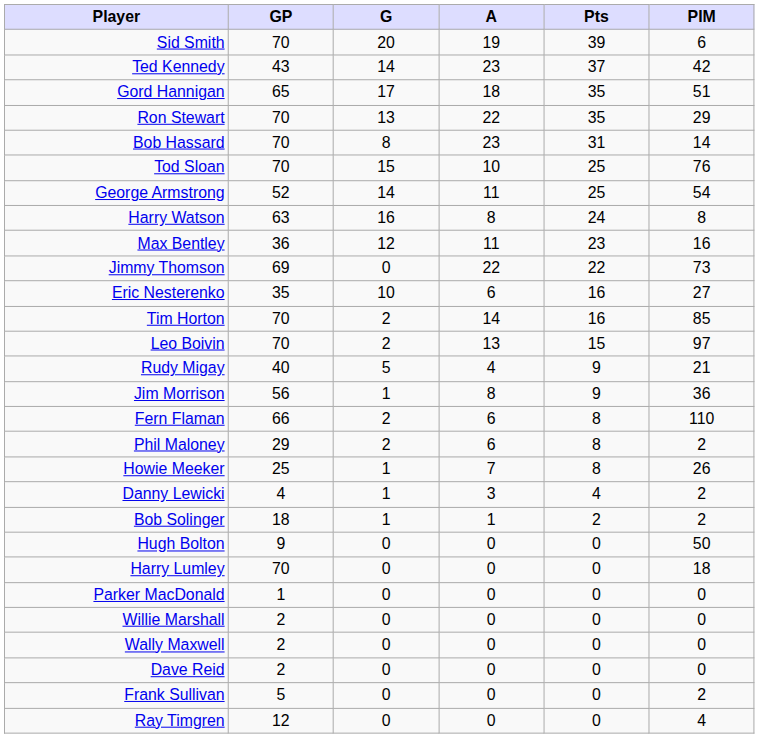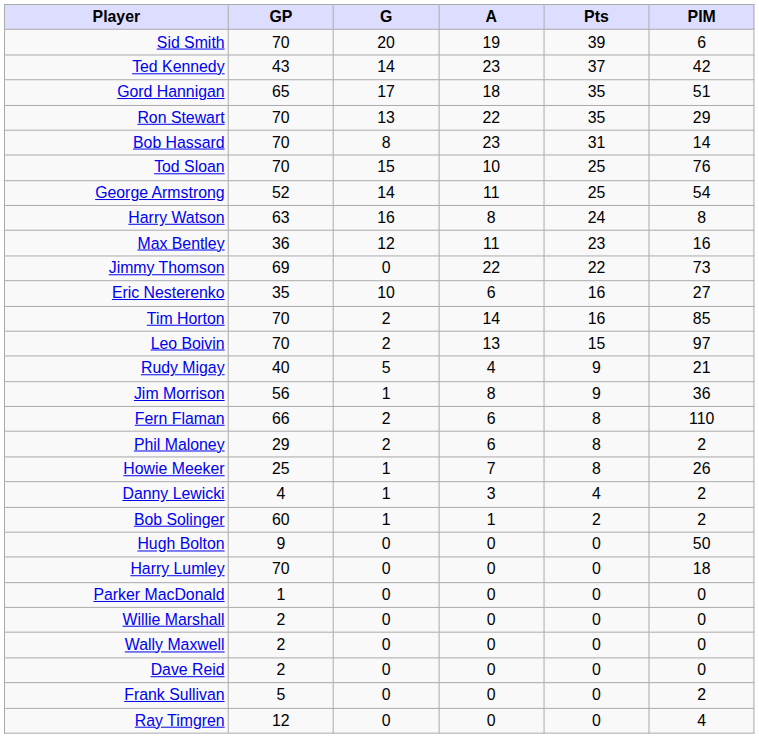(281, 519) 18 -> (281, 519) 60
